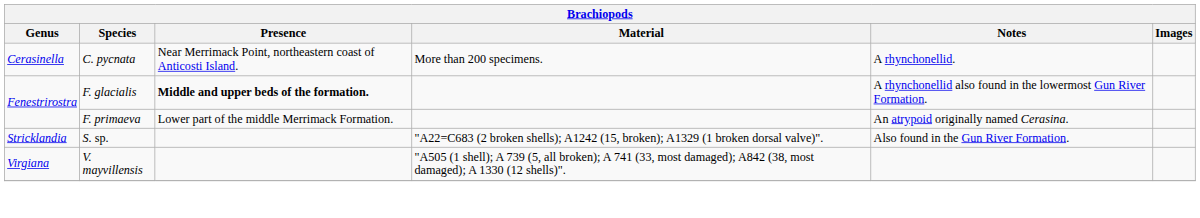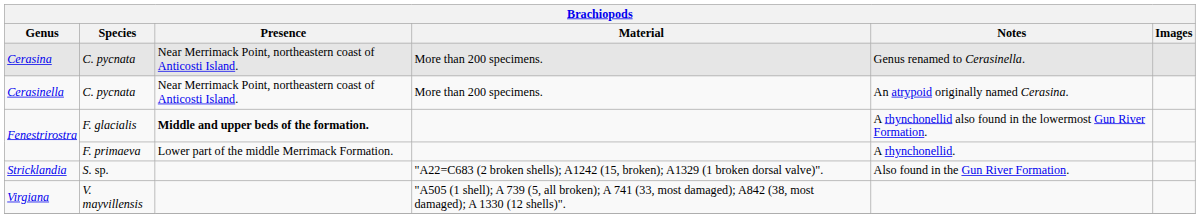+ row: (29, 59)
(914, 59) A rhynchonellid. -> (971, 92) An atrypoid originally named Cerasina.
(971, 118) An atrypoid originally named Cerasina. -> (914, 151) A rhynchonellid.
